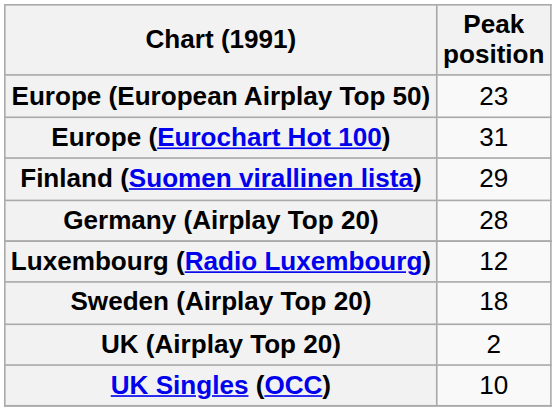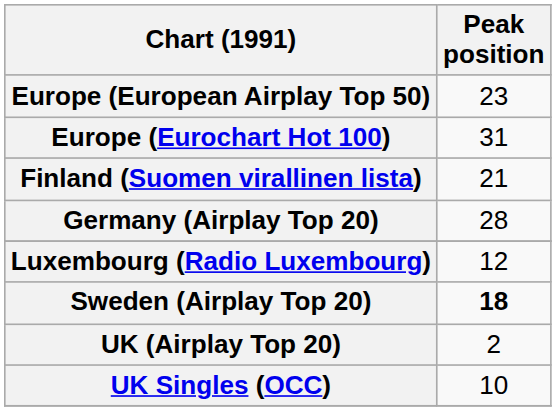(494, 178) 29 -> (494, 178) 21
(494, 302) normal -> (494, 302) bold
